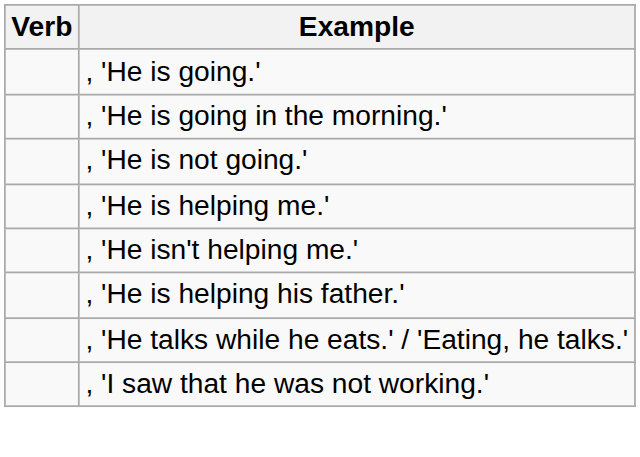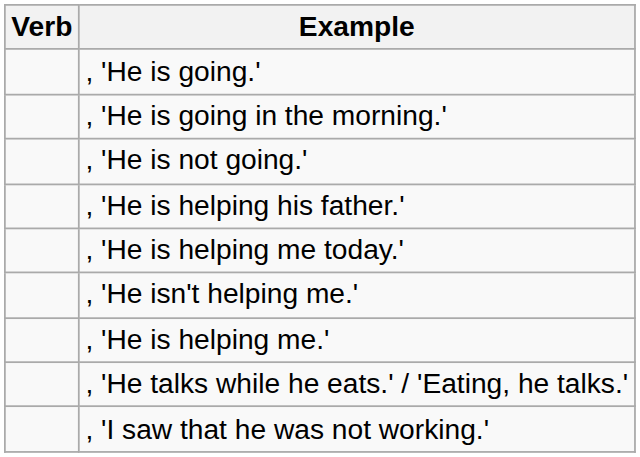rows swapped: (207, 205) <-> (245, 294)
+ row: (245, 250)
